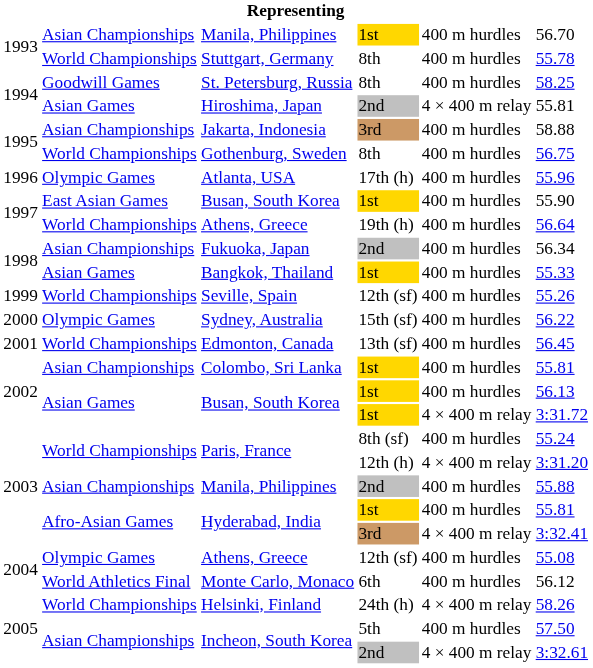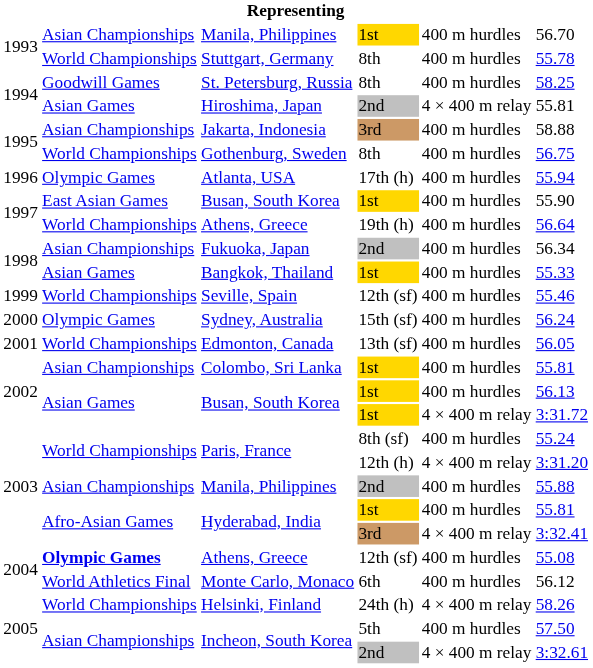(555, 177) 55.96 -> (555, 177) 55.94
(555, 296) 55.26 -> (555, 296) 55.46
(555, 319) 56.22 -> (555, 319) 56.24
(555, 343) 56.45 -> (555, 343) 56.05
(99, 557) normal -> (101, 557) bold
